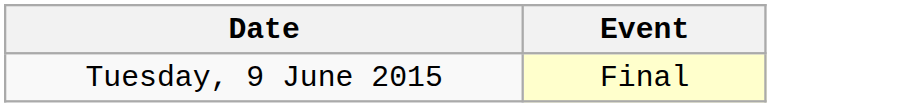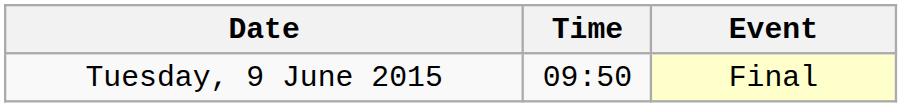+ column: (587, 29)
